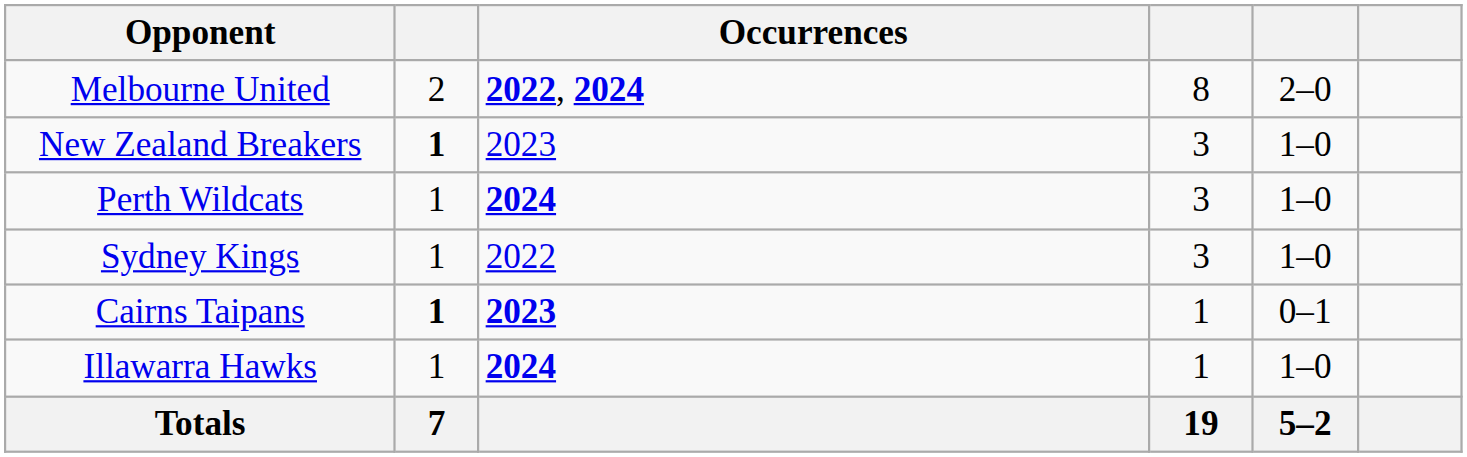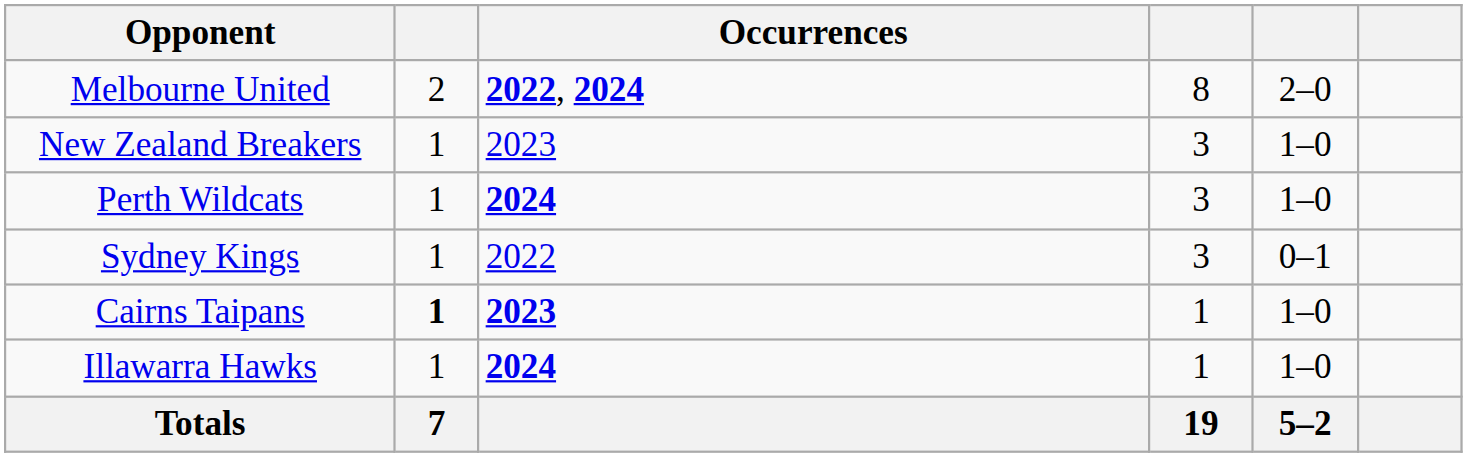(436, 144) bold -> (436, 144) normal
(1305, 255) 1–0 -> (1305, 255) 0–1
(1305, 311) 0–1 -> (1305, 311) 1–0
